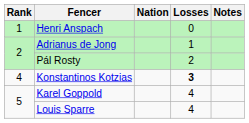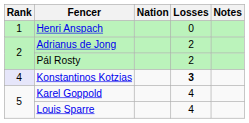(191, 45) 1 -> (191, 45) 2
(19, 77) no background -> (19, 77) lavender background
